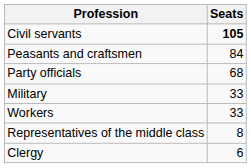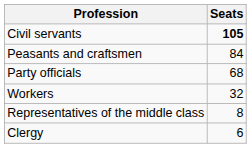- row: (27, 93)
(236, 113) 33 -> (236, 93) 32
